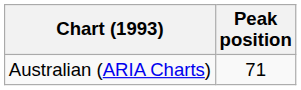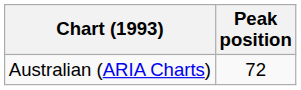(256, 69) 71 -> (256, 69) 72
